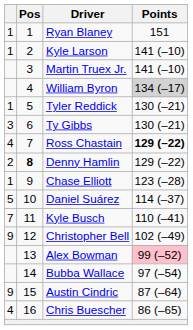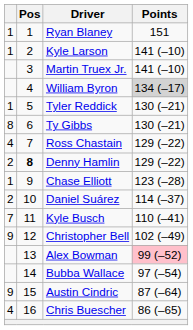(10, 125) 3 -> (10, 125) 8
(160, 144) bold -> (160, 144) normal
(10, 199) 5 -> (10, 199) 2
